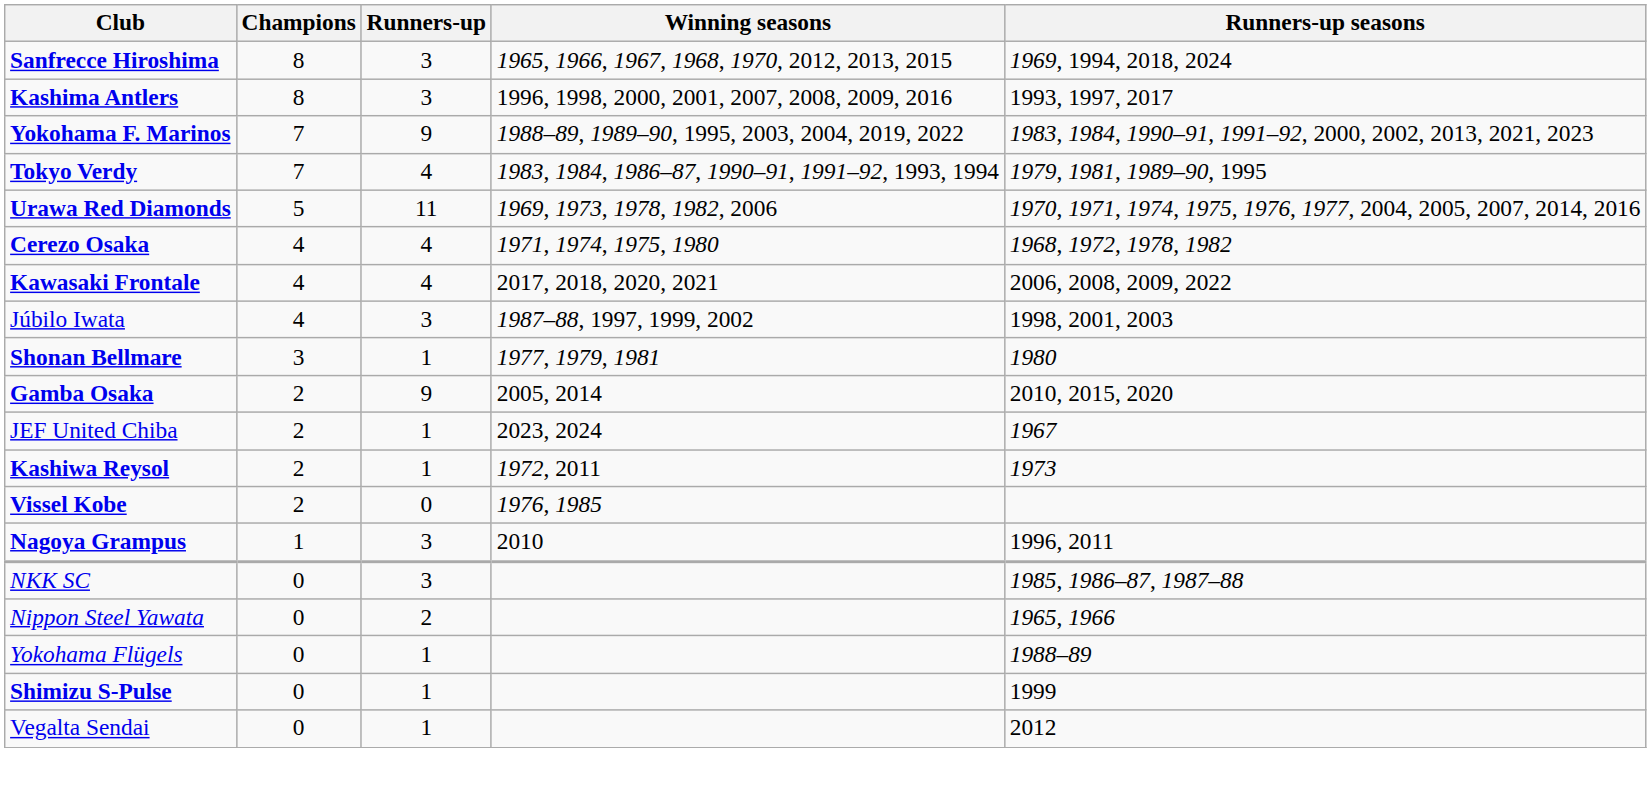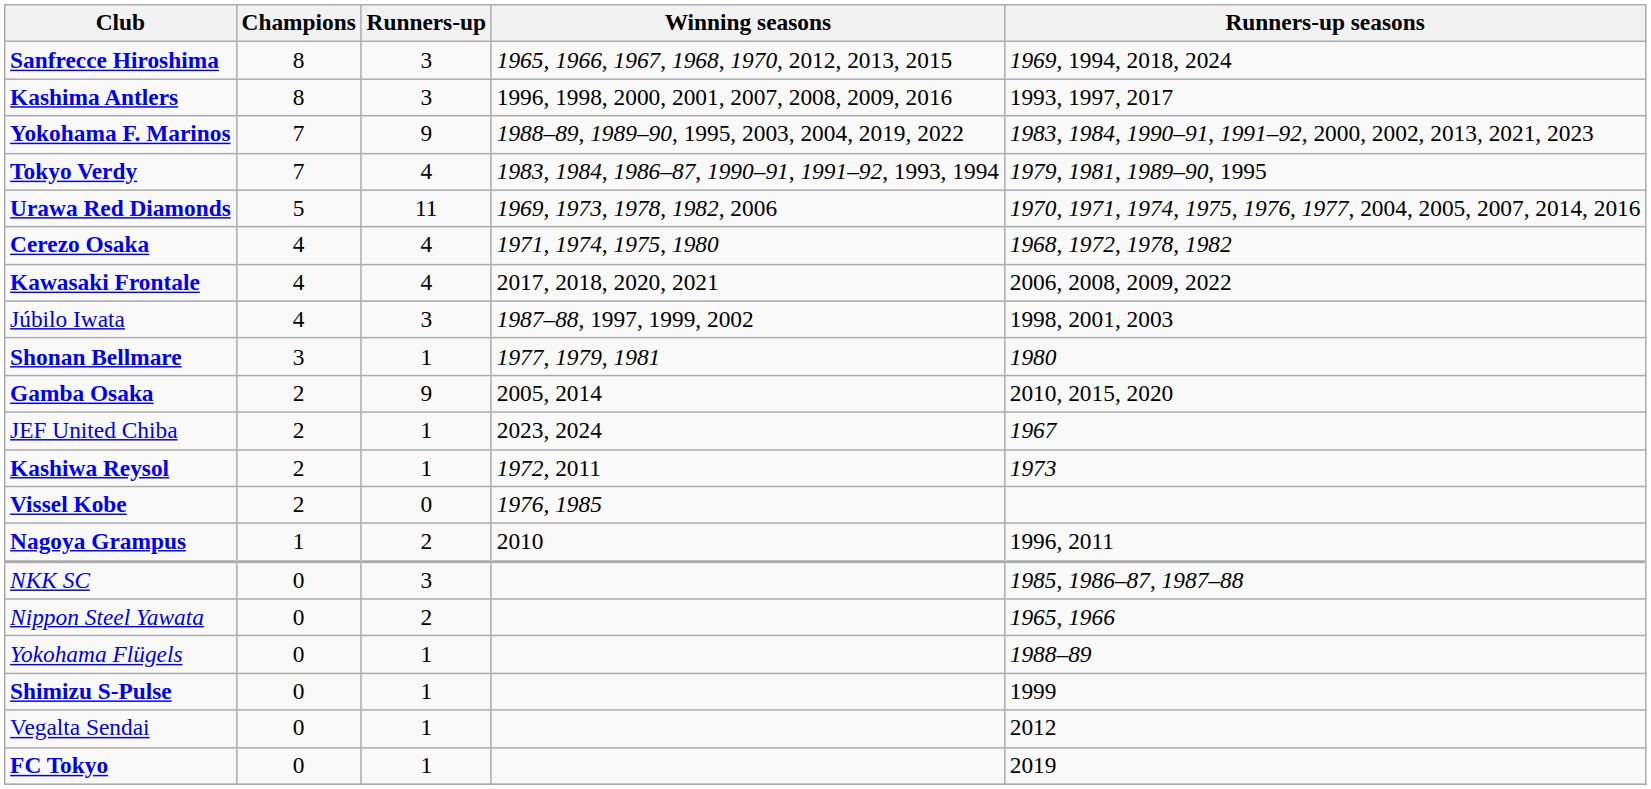(426, 541) 3 -> (426, 541) 2
+ row: (59, 765)
